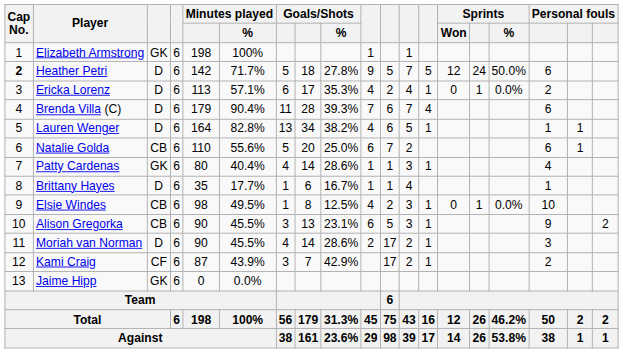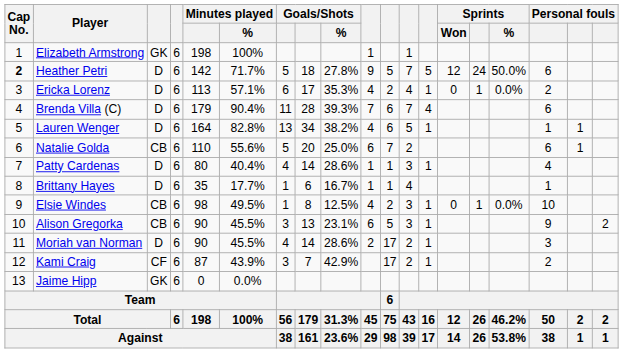(159, 166) GK -> (159, 166) D
